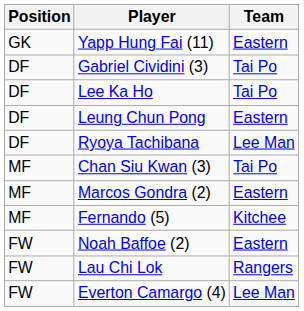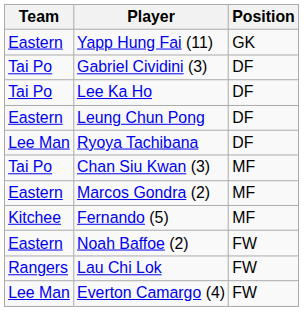columns swapped: (39, 17) <-> (264, 17)
